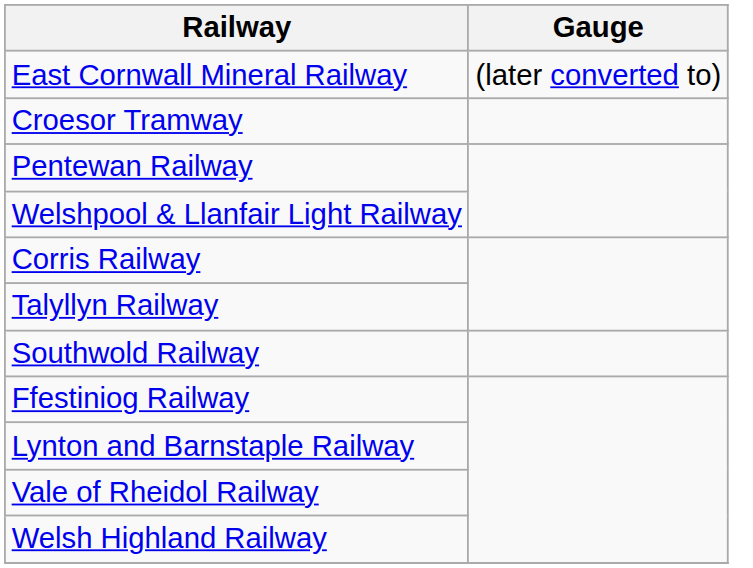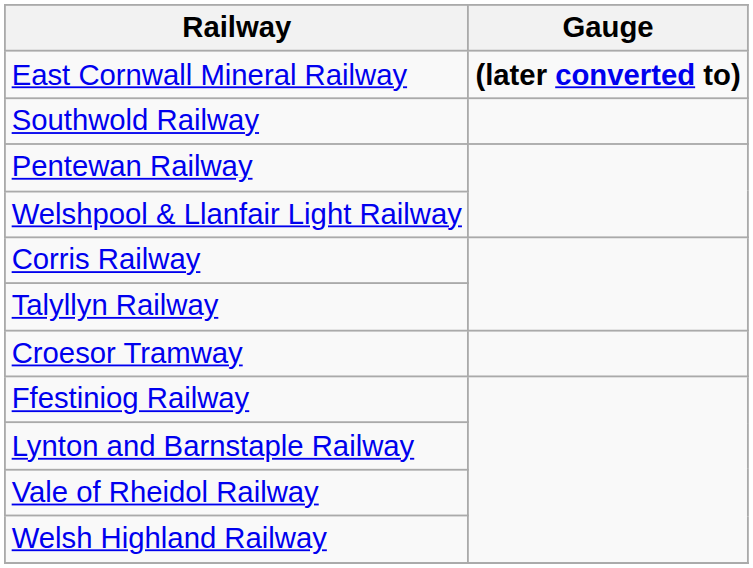(598, 74) normal -> (608, 74) bold
rows swapped: (135, 352) <-> (127, 120)
